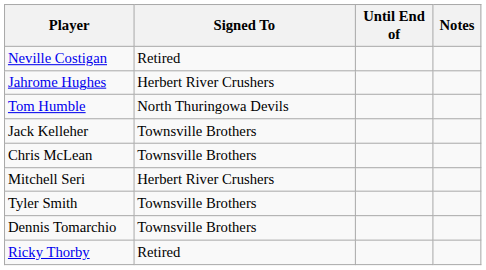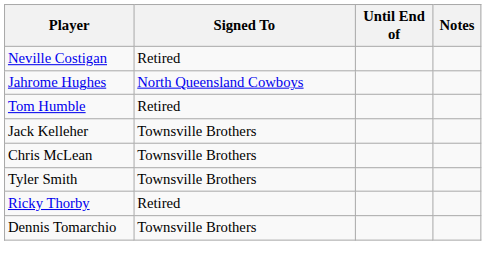(206, 82) Herbert River Crushers -> (220, 82) North Queensland Cowboys
(213, 107) North Thuringowa Devils -> (159, 107) Retired
- row: (46, 179)
rows swapped: (49, 252) <-> (62, 228)
